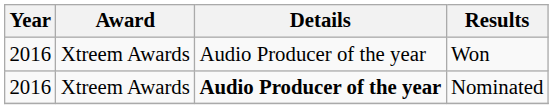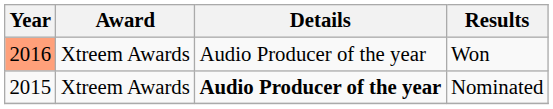(30, 53) no background -> (30, 53) lightsalmon background
(30, 86) 2016 -> (30, 86) 2015
